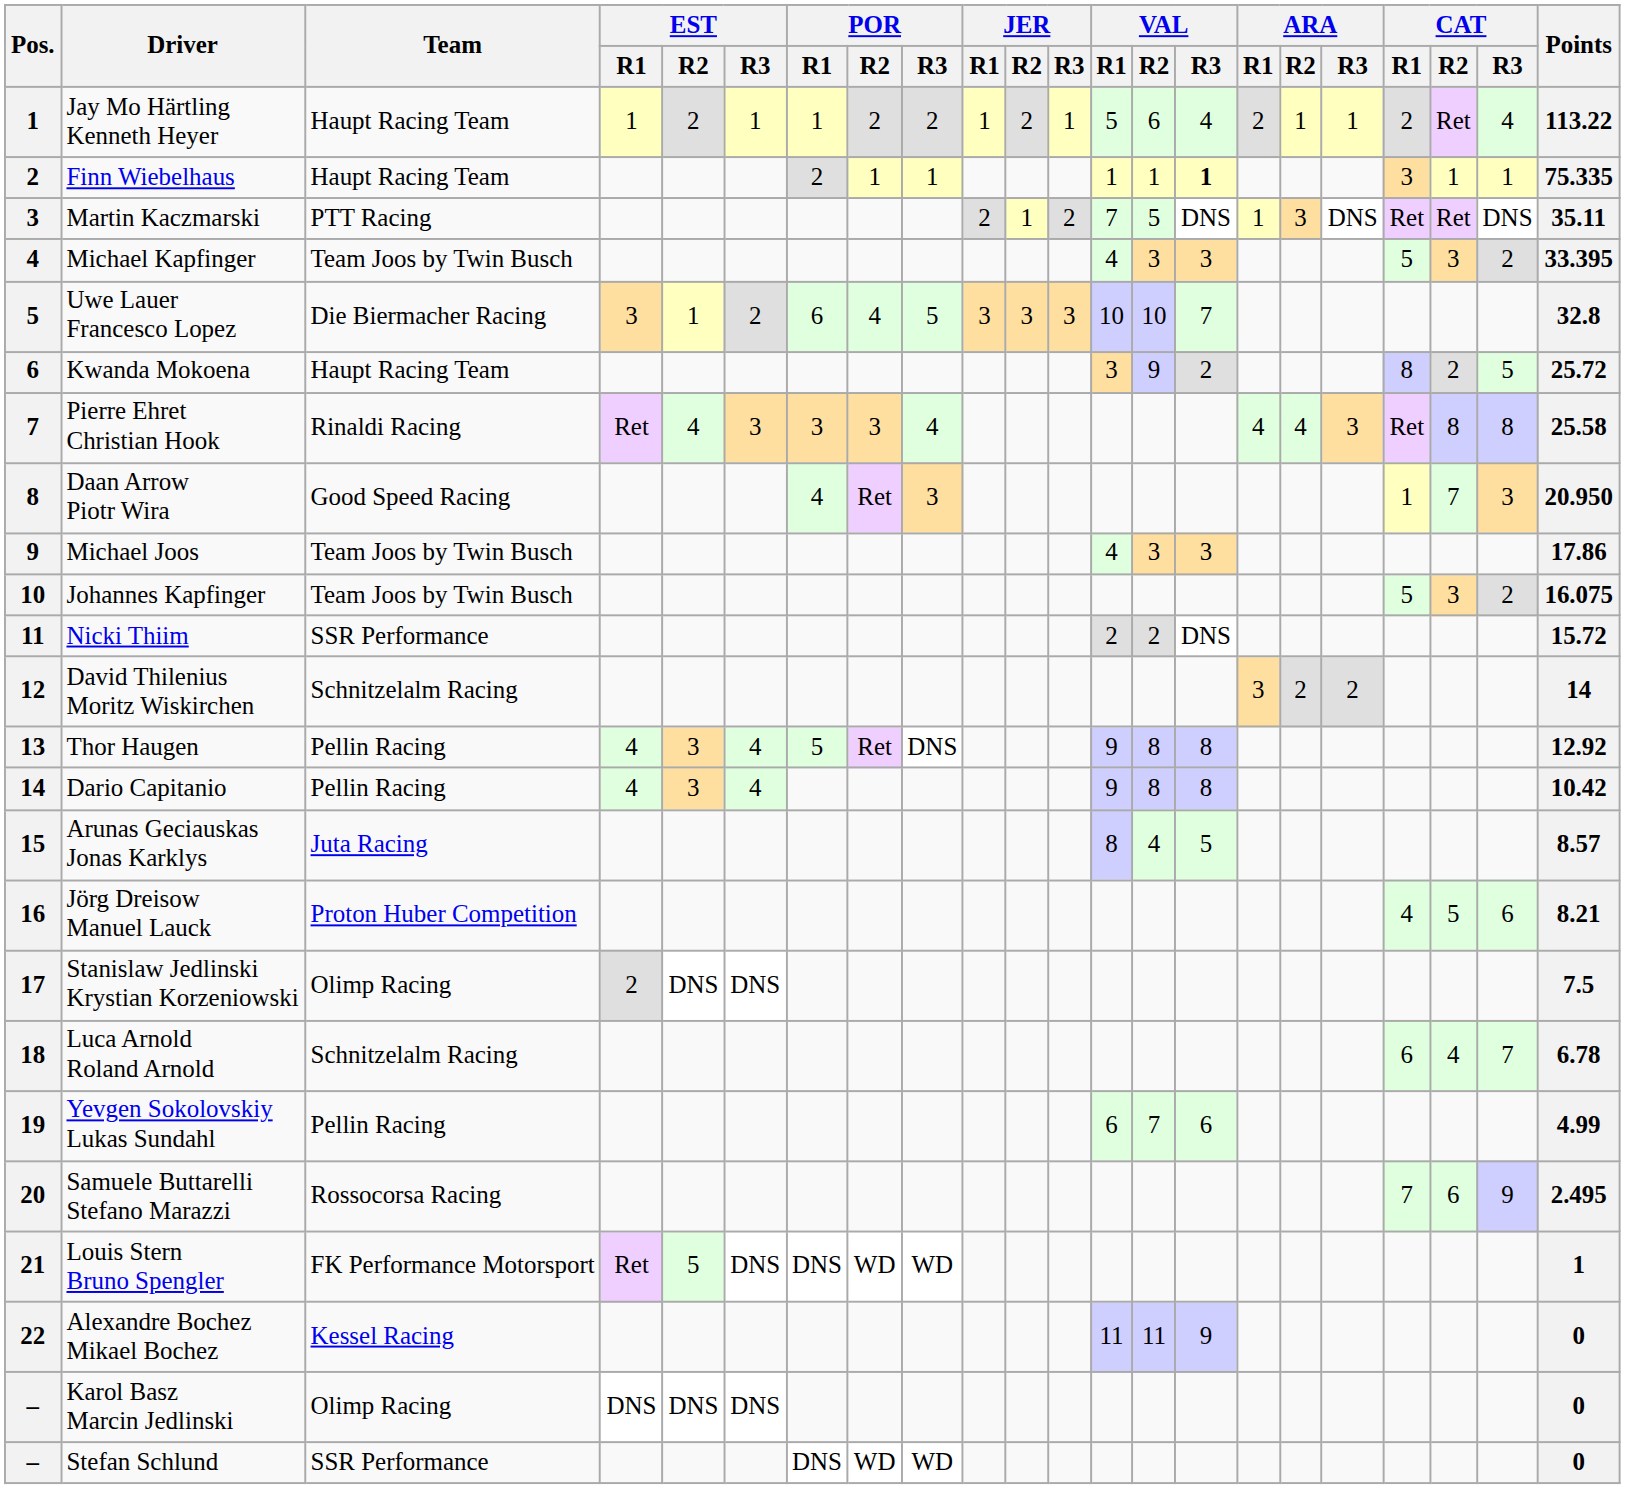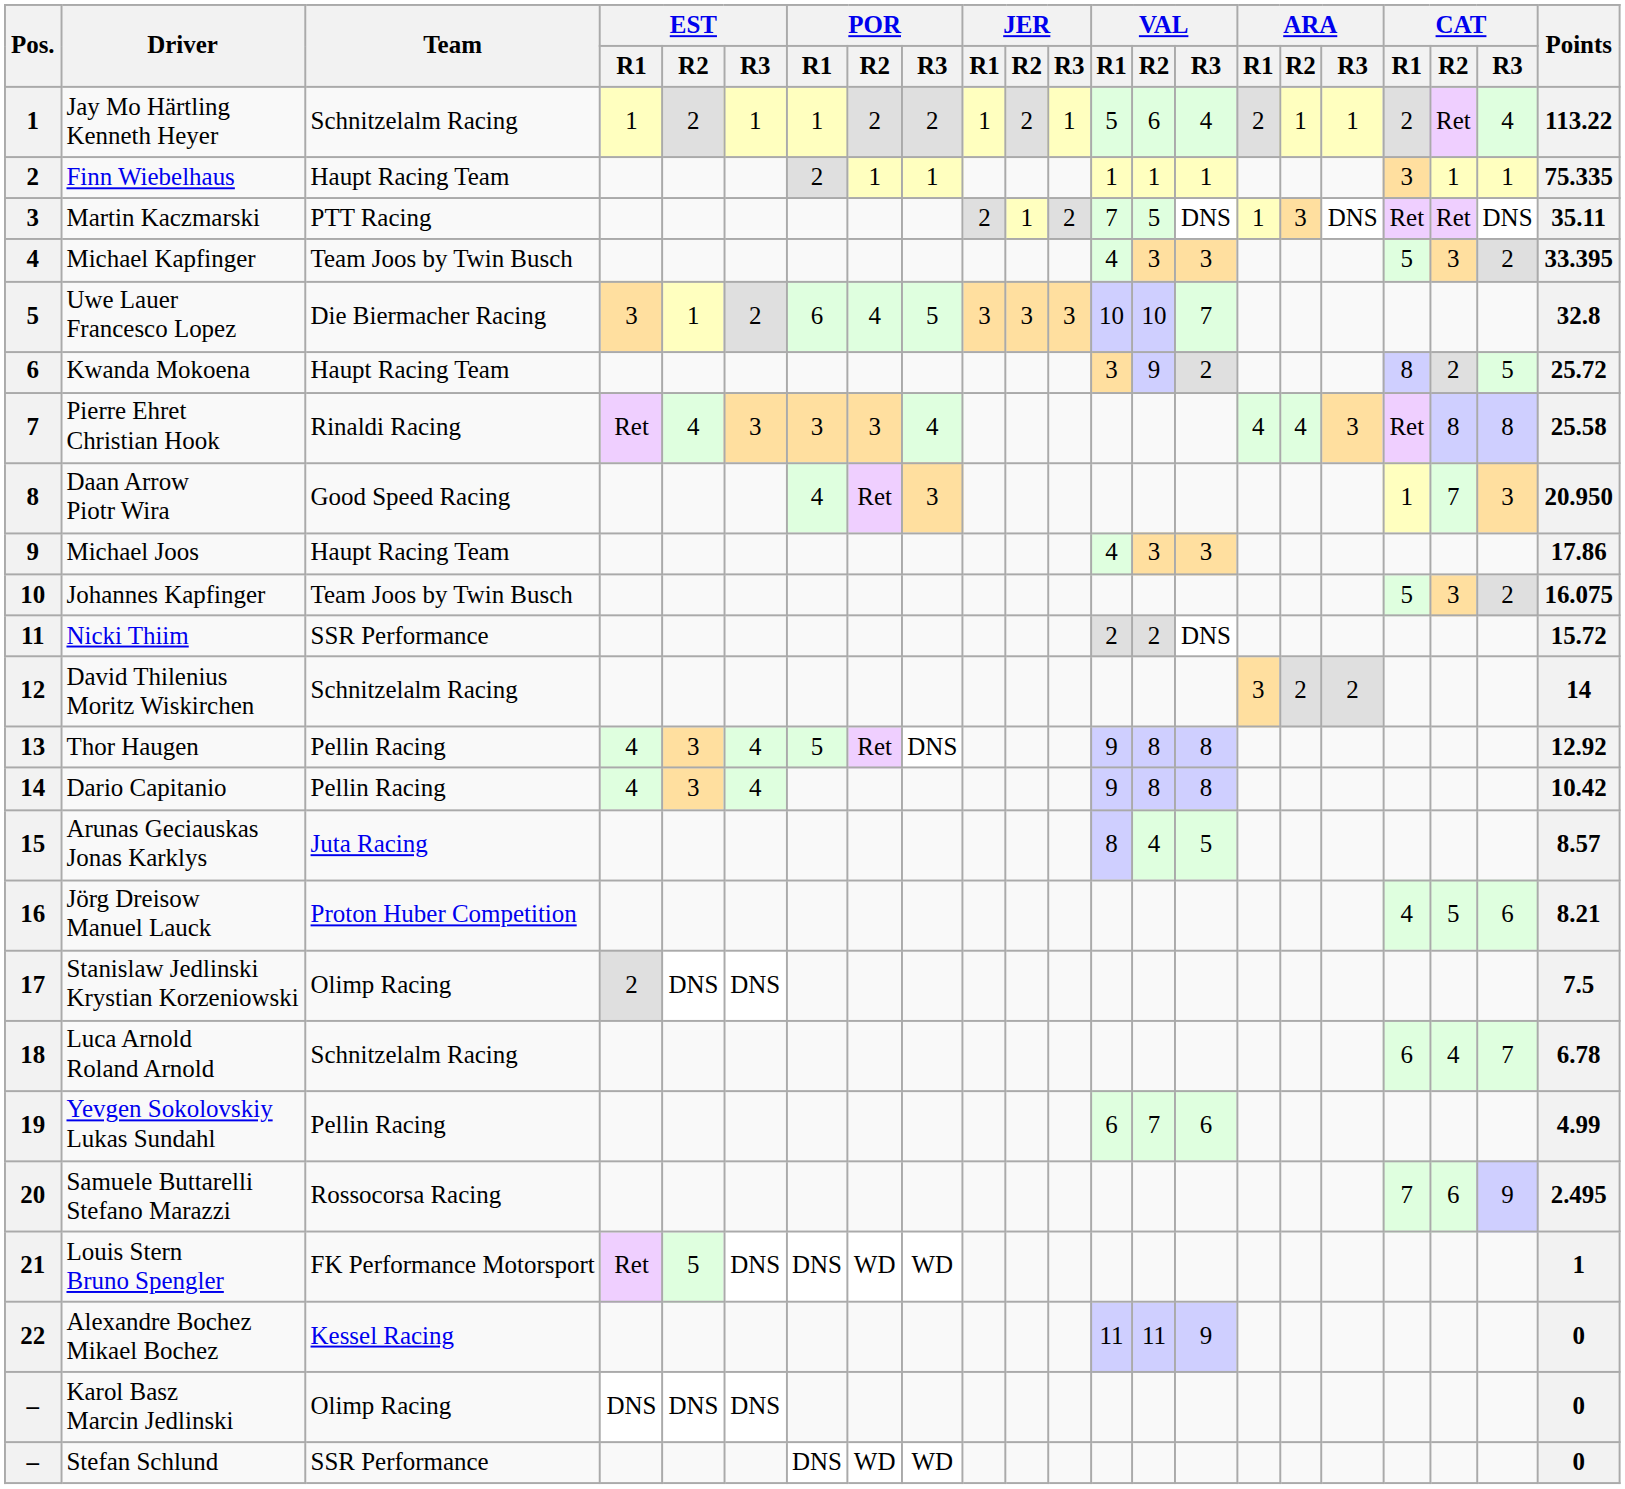(410, 121) Haupt Racing Team -> (414, 121) Schnitzelalm Racing
(1206, 177) bold -> (1206, 177) normal
(442, 553) Team Joos by Twin Busch -> (410, 553) Haupt Racing Team
